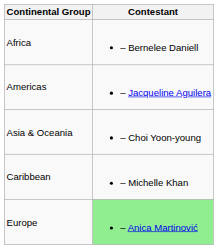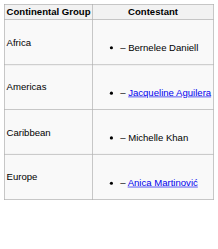- row: (40, 132)
(153, 228) lightgreen background -> (153, 183) no background
